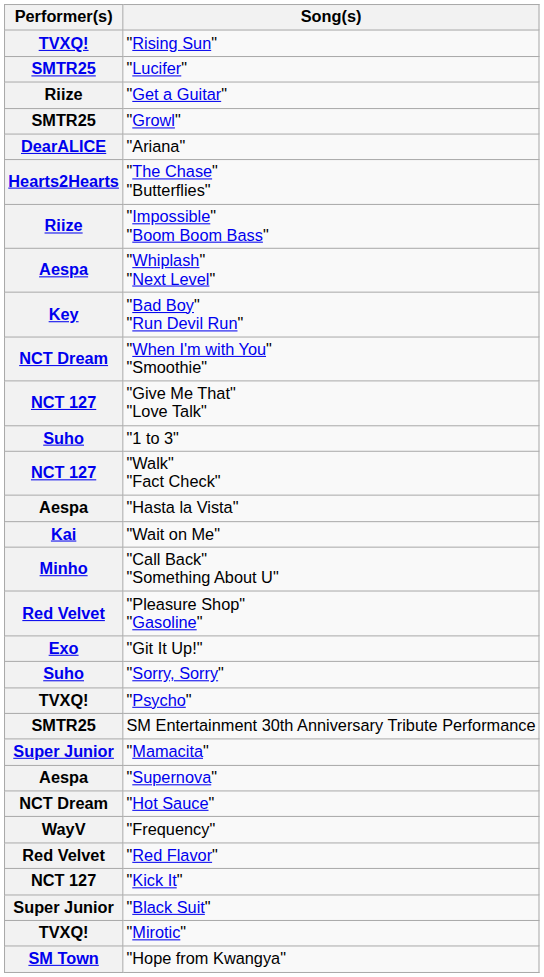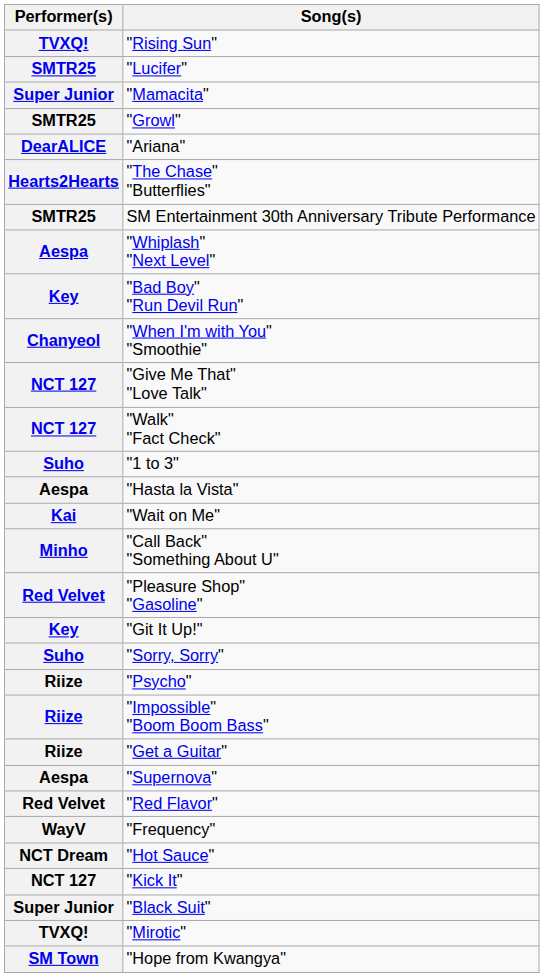rows swapped: (168, 752) <-> (177, 95)
rows swapped: (198, 226) <-> (331, 726)
(64, 358) NCT Dream -> (64, 340) Chanyeol
rows swapped: (174, 473) <-> (153, 438)
(64, 648) Exo -> (64, 630) Key
(64, 700) TVXQ! -> (64, 681) Riize
rows swapped: (170, 803) <-> (172, 855)
